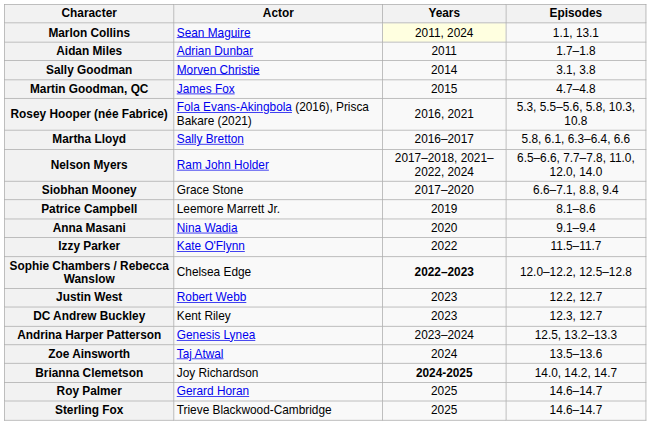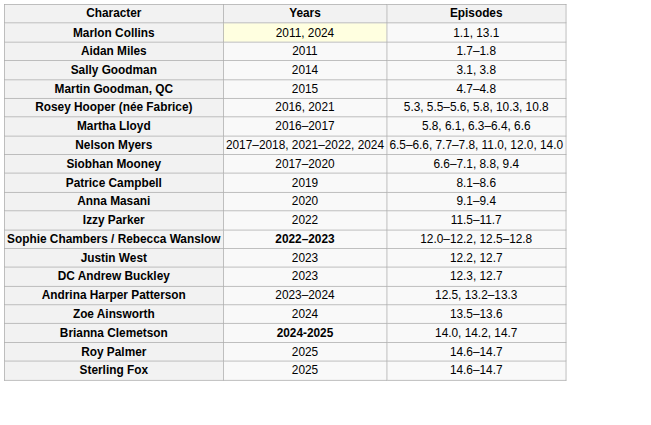- column: (278, 13)
